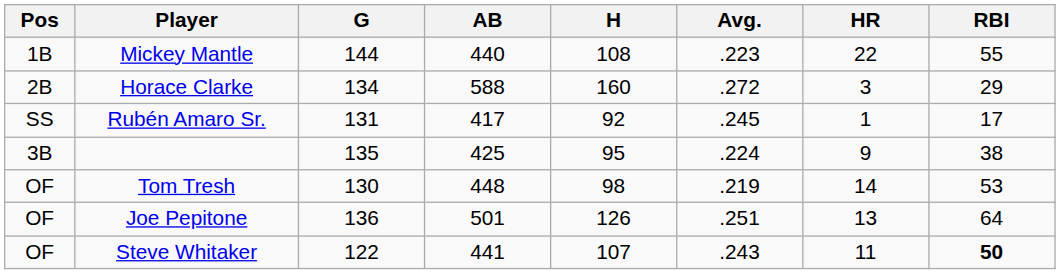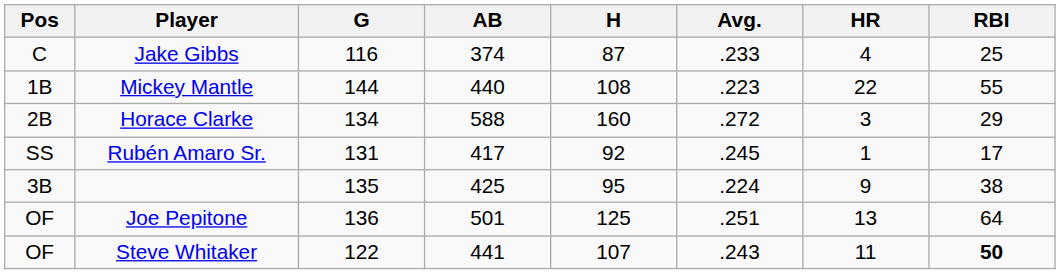+ row: (187, 53)
- row: (187, 185)
(614, 218) 126 -> (614, 218) 125
